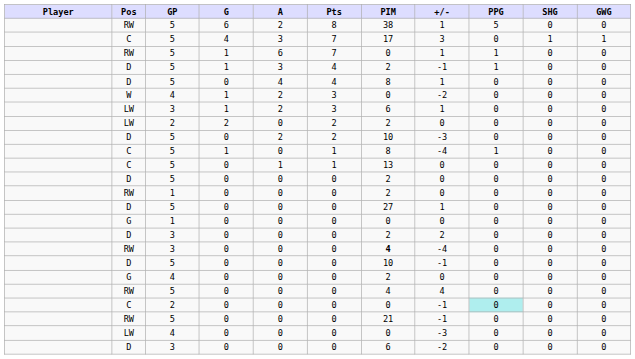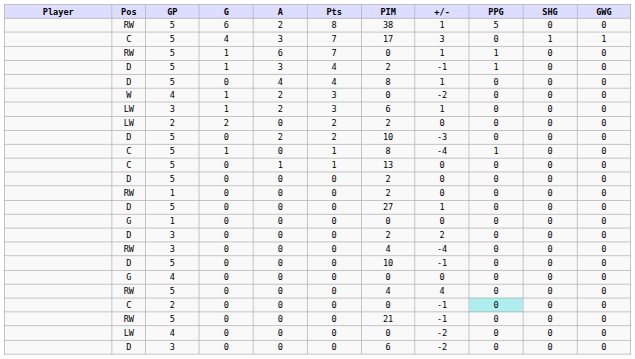(388, 249) bold -> (388, 249) normal
(388, 277) 2 -> (388, 277) 0
(442, 333) -3 -> (442, 333) -2
